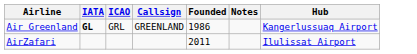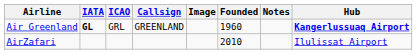+ column: (202, 12)
(199, 27) 1986 -> (231, 27) 1960
(320, 27) normal -> (352, 27) bold
(199, 41) 2011 -> (231, 41) 2010
